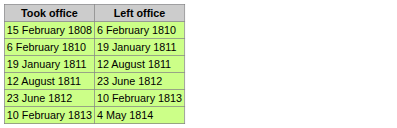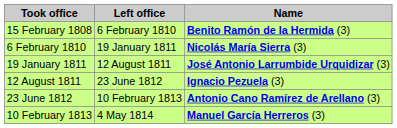+ column: (288, 13)
